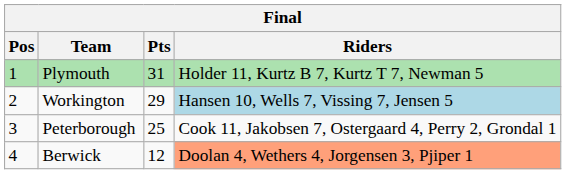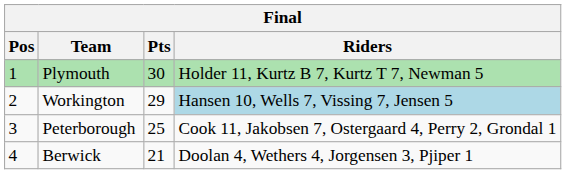(156, 73) 31 -> (156, 73) 30
(156, 155) 12 -> (156, 155) 21
(326, 155) lightsalmon background -> (326, 155) no background
